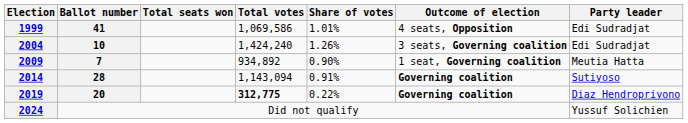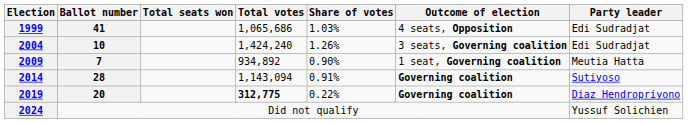(265, 29) 1,069,586 -> (265, 29) 1,065,686
(324, 29) 1.01% -> (324, 29) 1.03%
